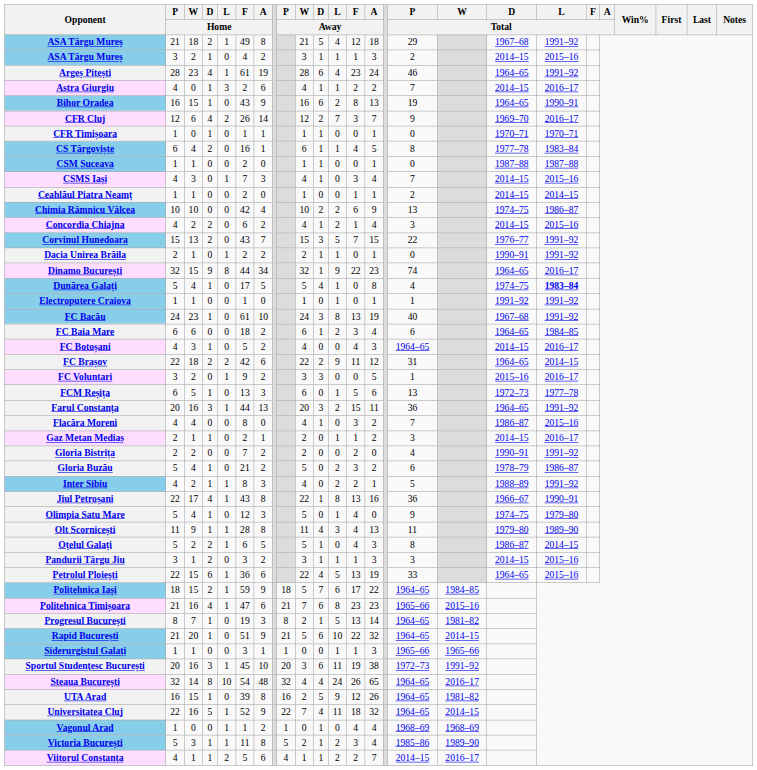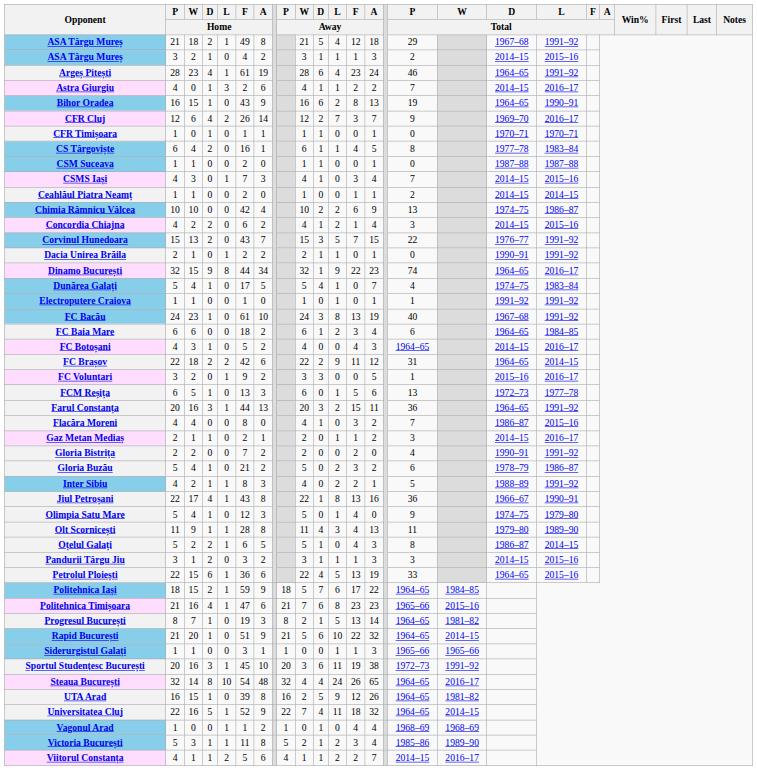(374, 286) 8 -> (374, 286) 7
(561, 286) bold -> (561, 286) normal
